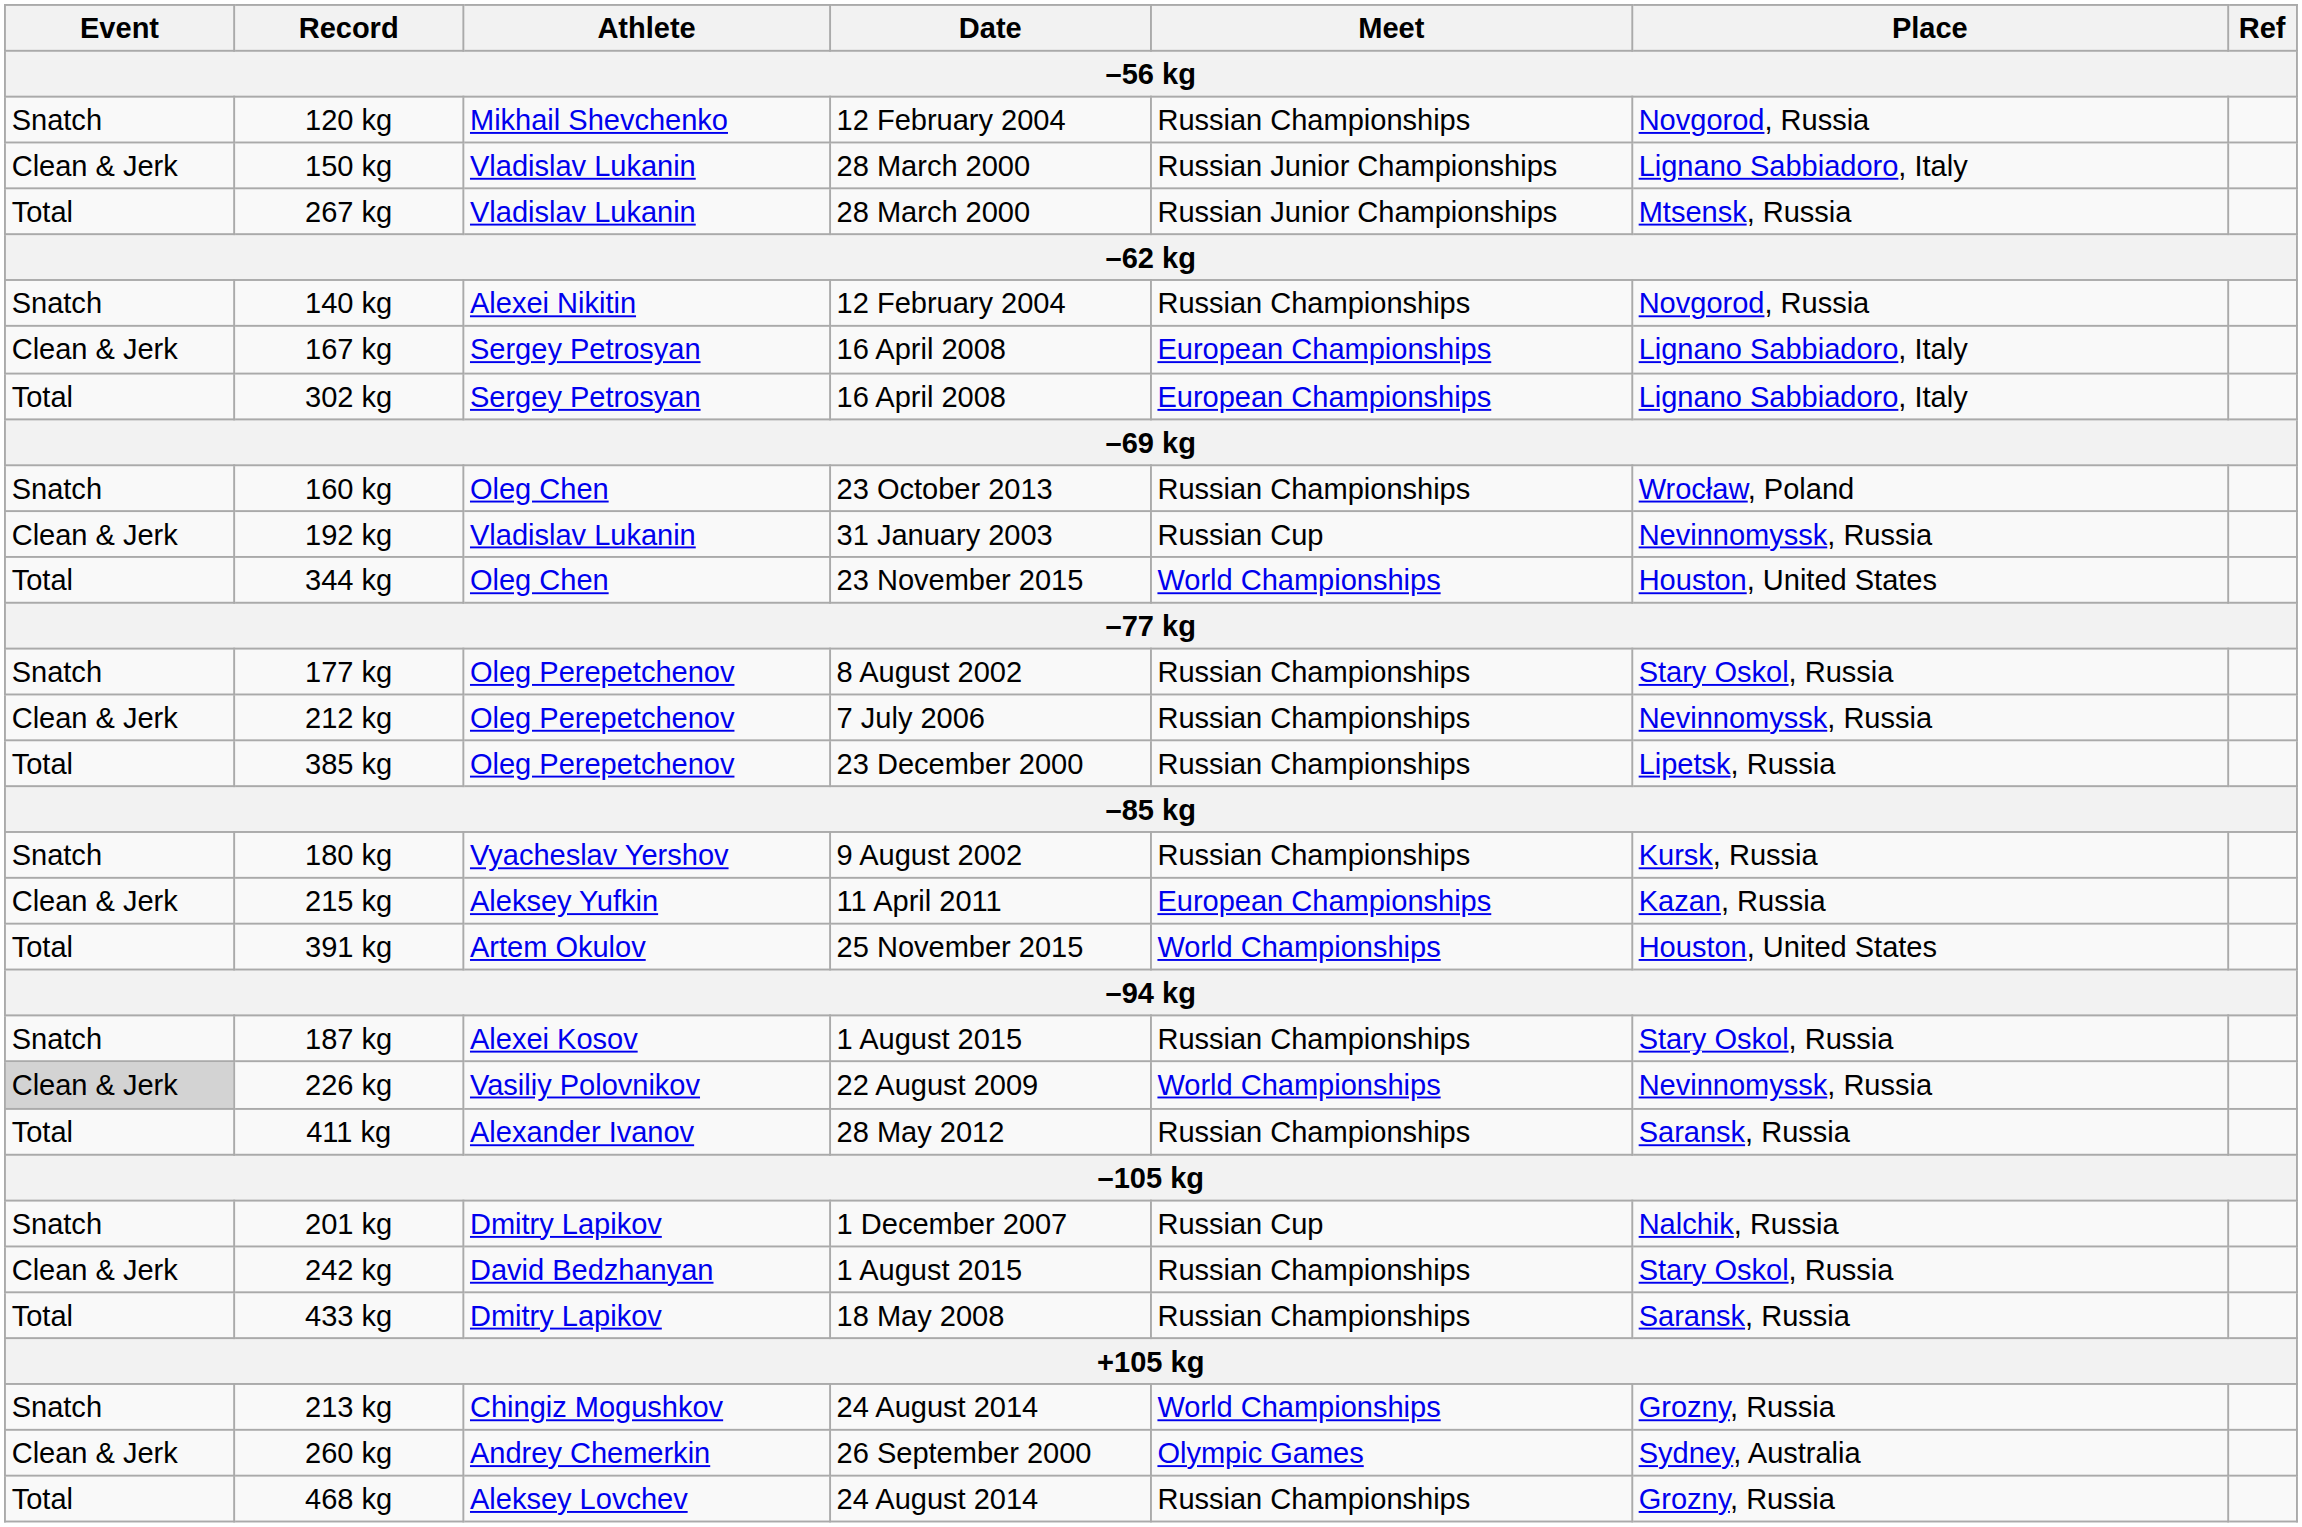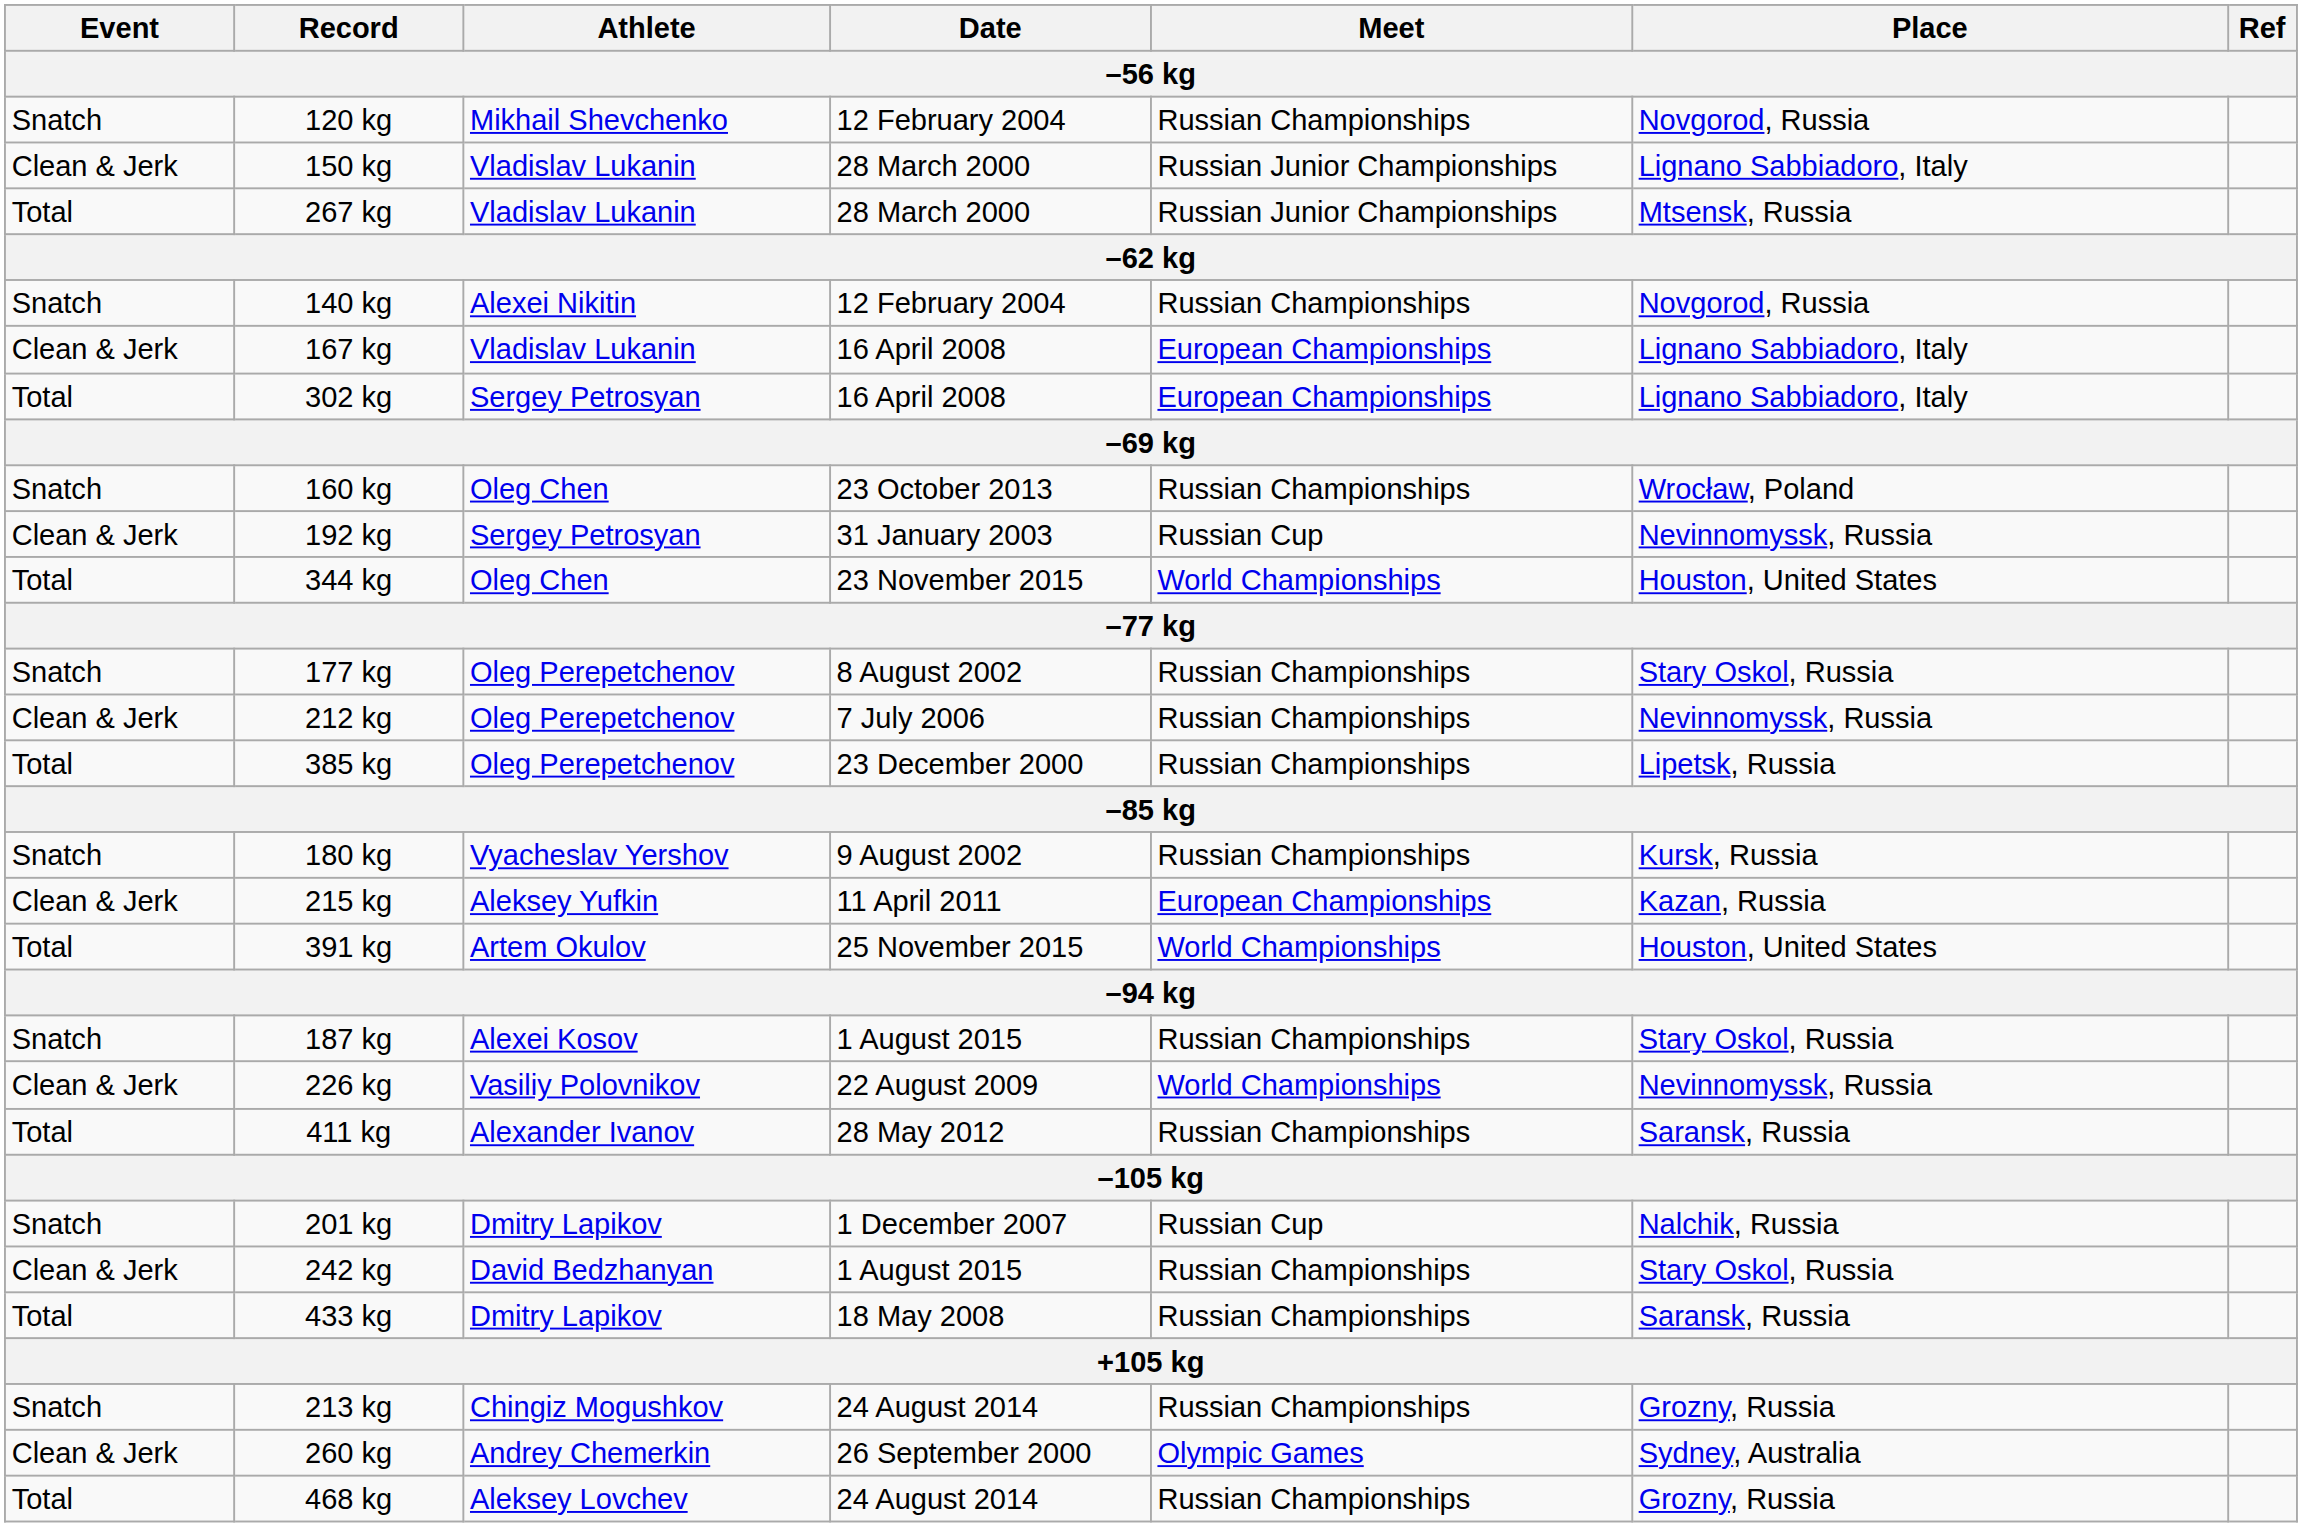(585, 350) Sergey Petrosyan -> (583, 350) Vladislav Lukanin
(583, 534) Vladislav Lukanin -> (585, 534) Sergey Petrosyan
(95, 1085) lightgrey background -> (95, 1085) no background
(1299, 1407) World Championships -> (1314, 1407) Russian Championships
